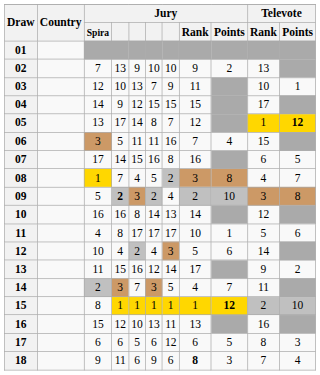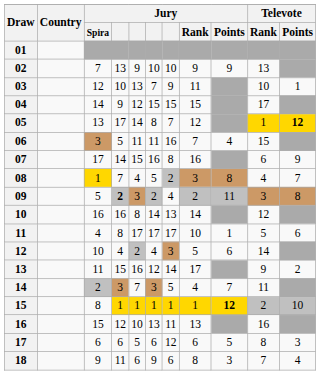(229, 68) 2 -> (229, 68) 9
(298, 159) 5 -> (298, 159) 9
(229, 196) 10 -> (229, 196) 11
(195, 360) bold -> (195, 360) normal
